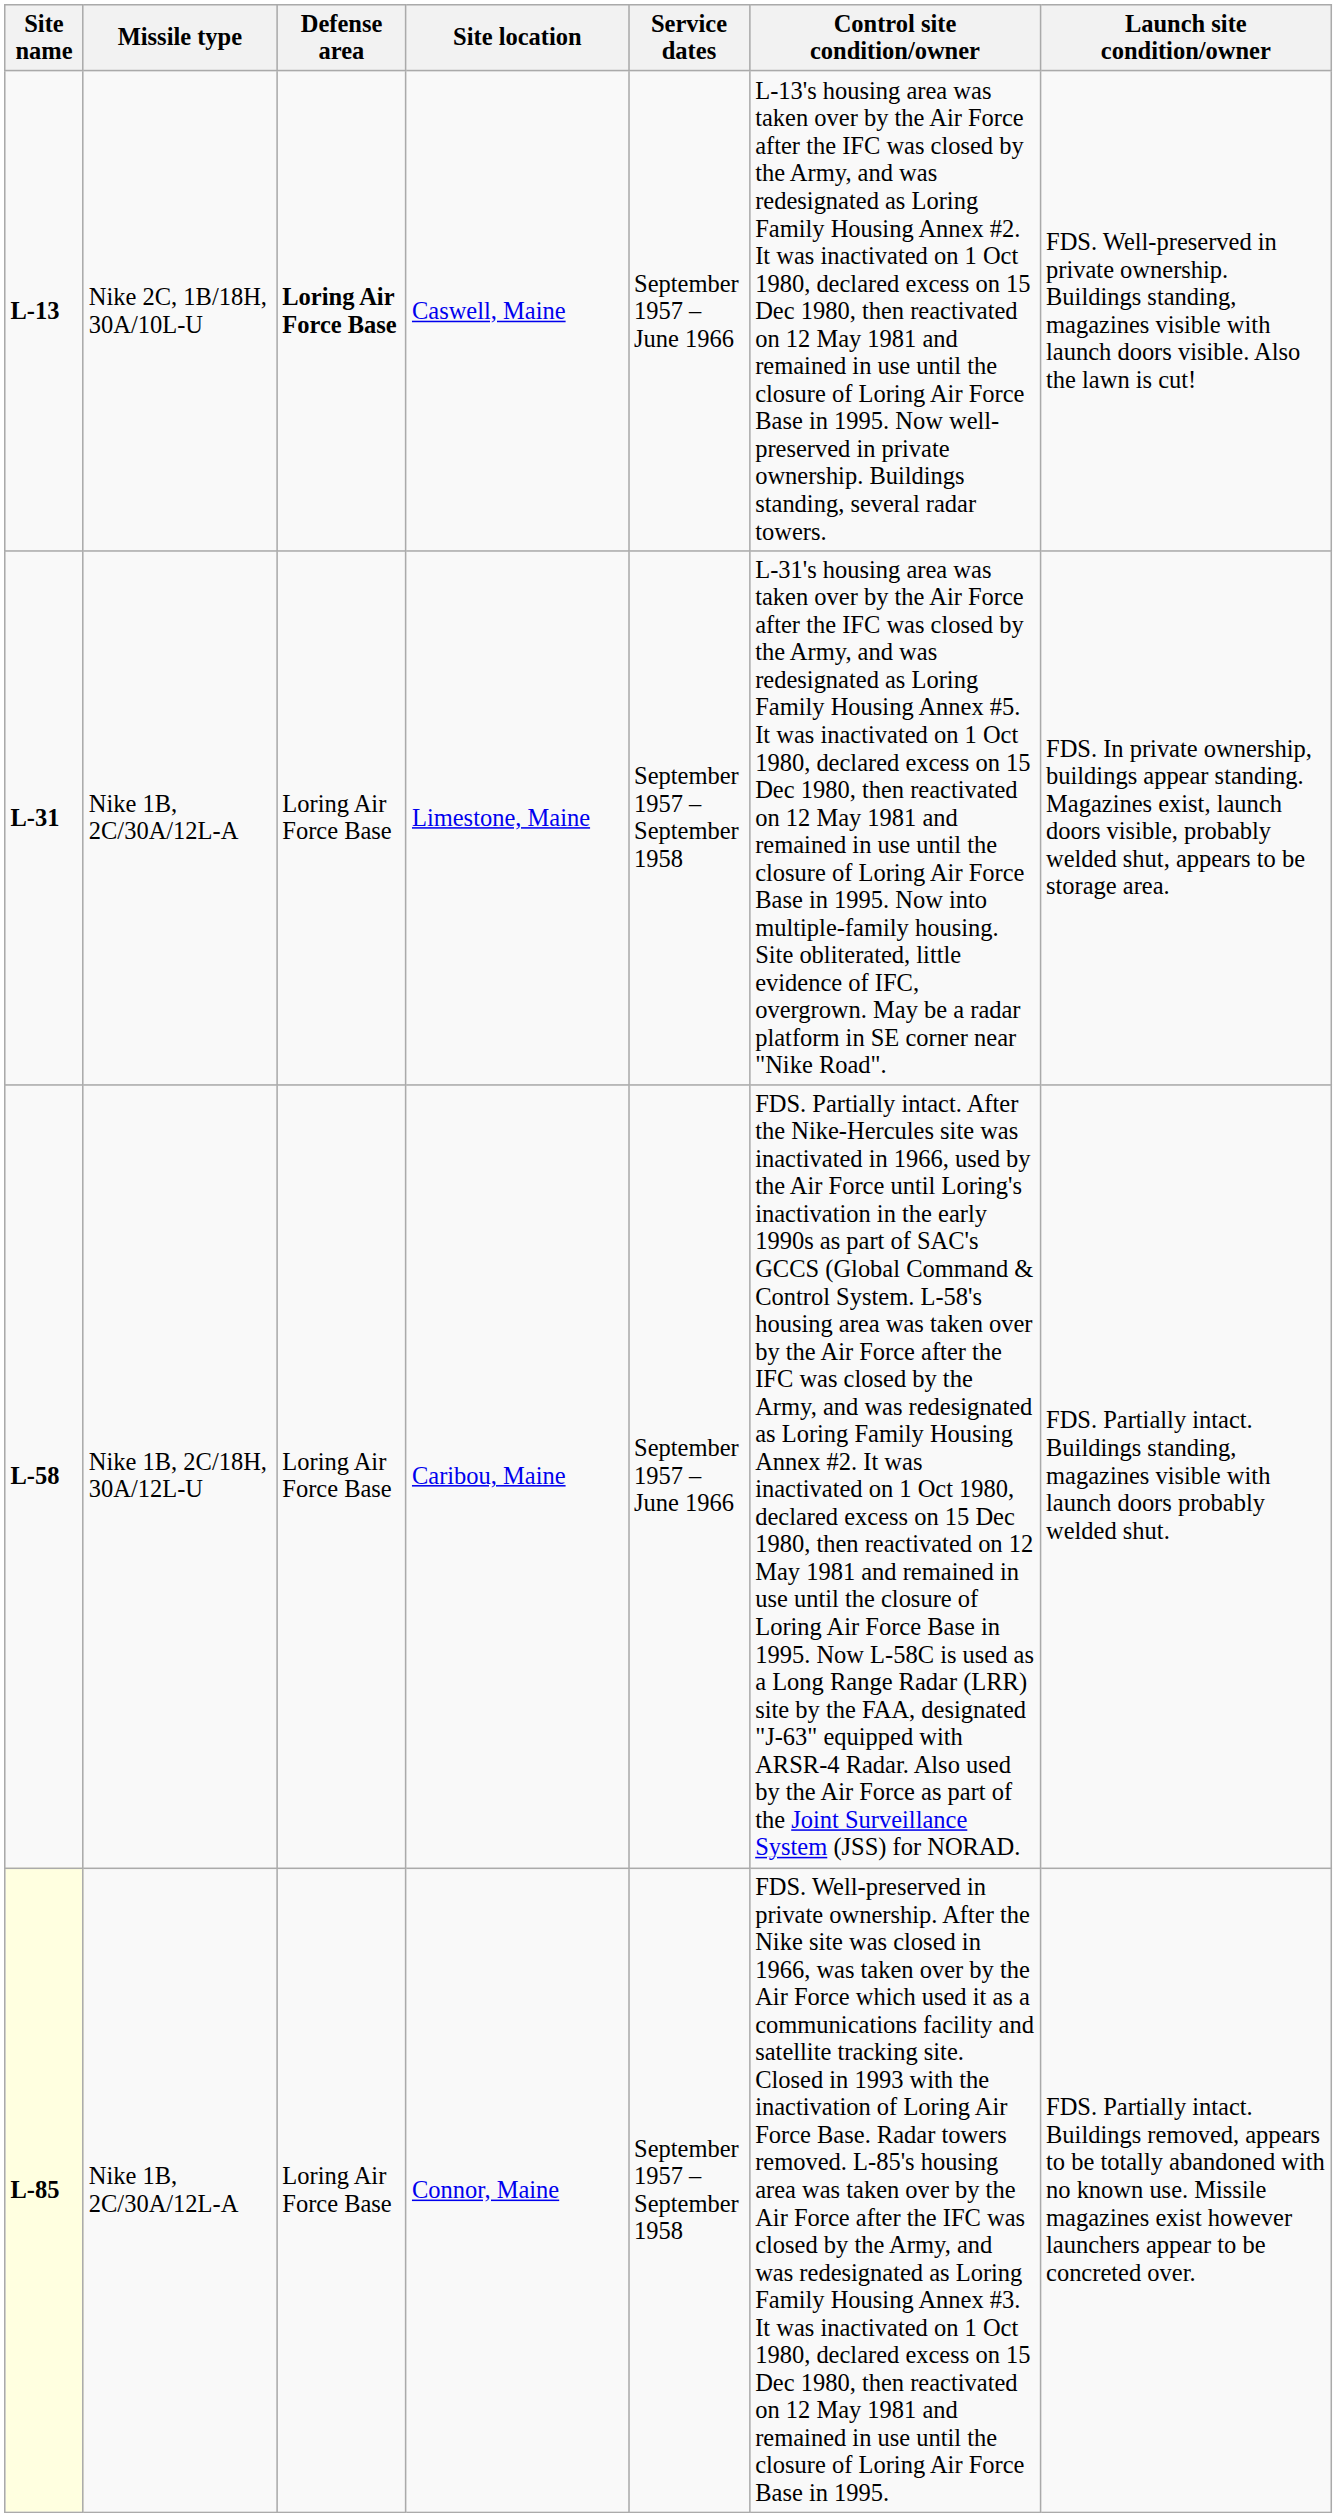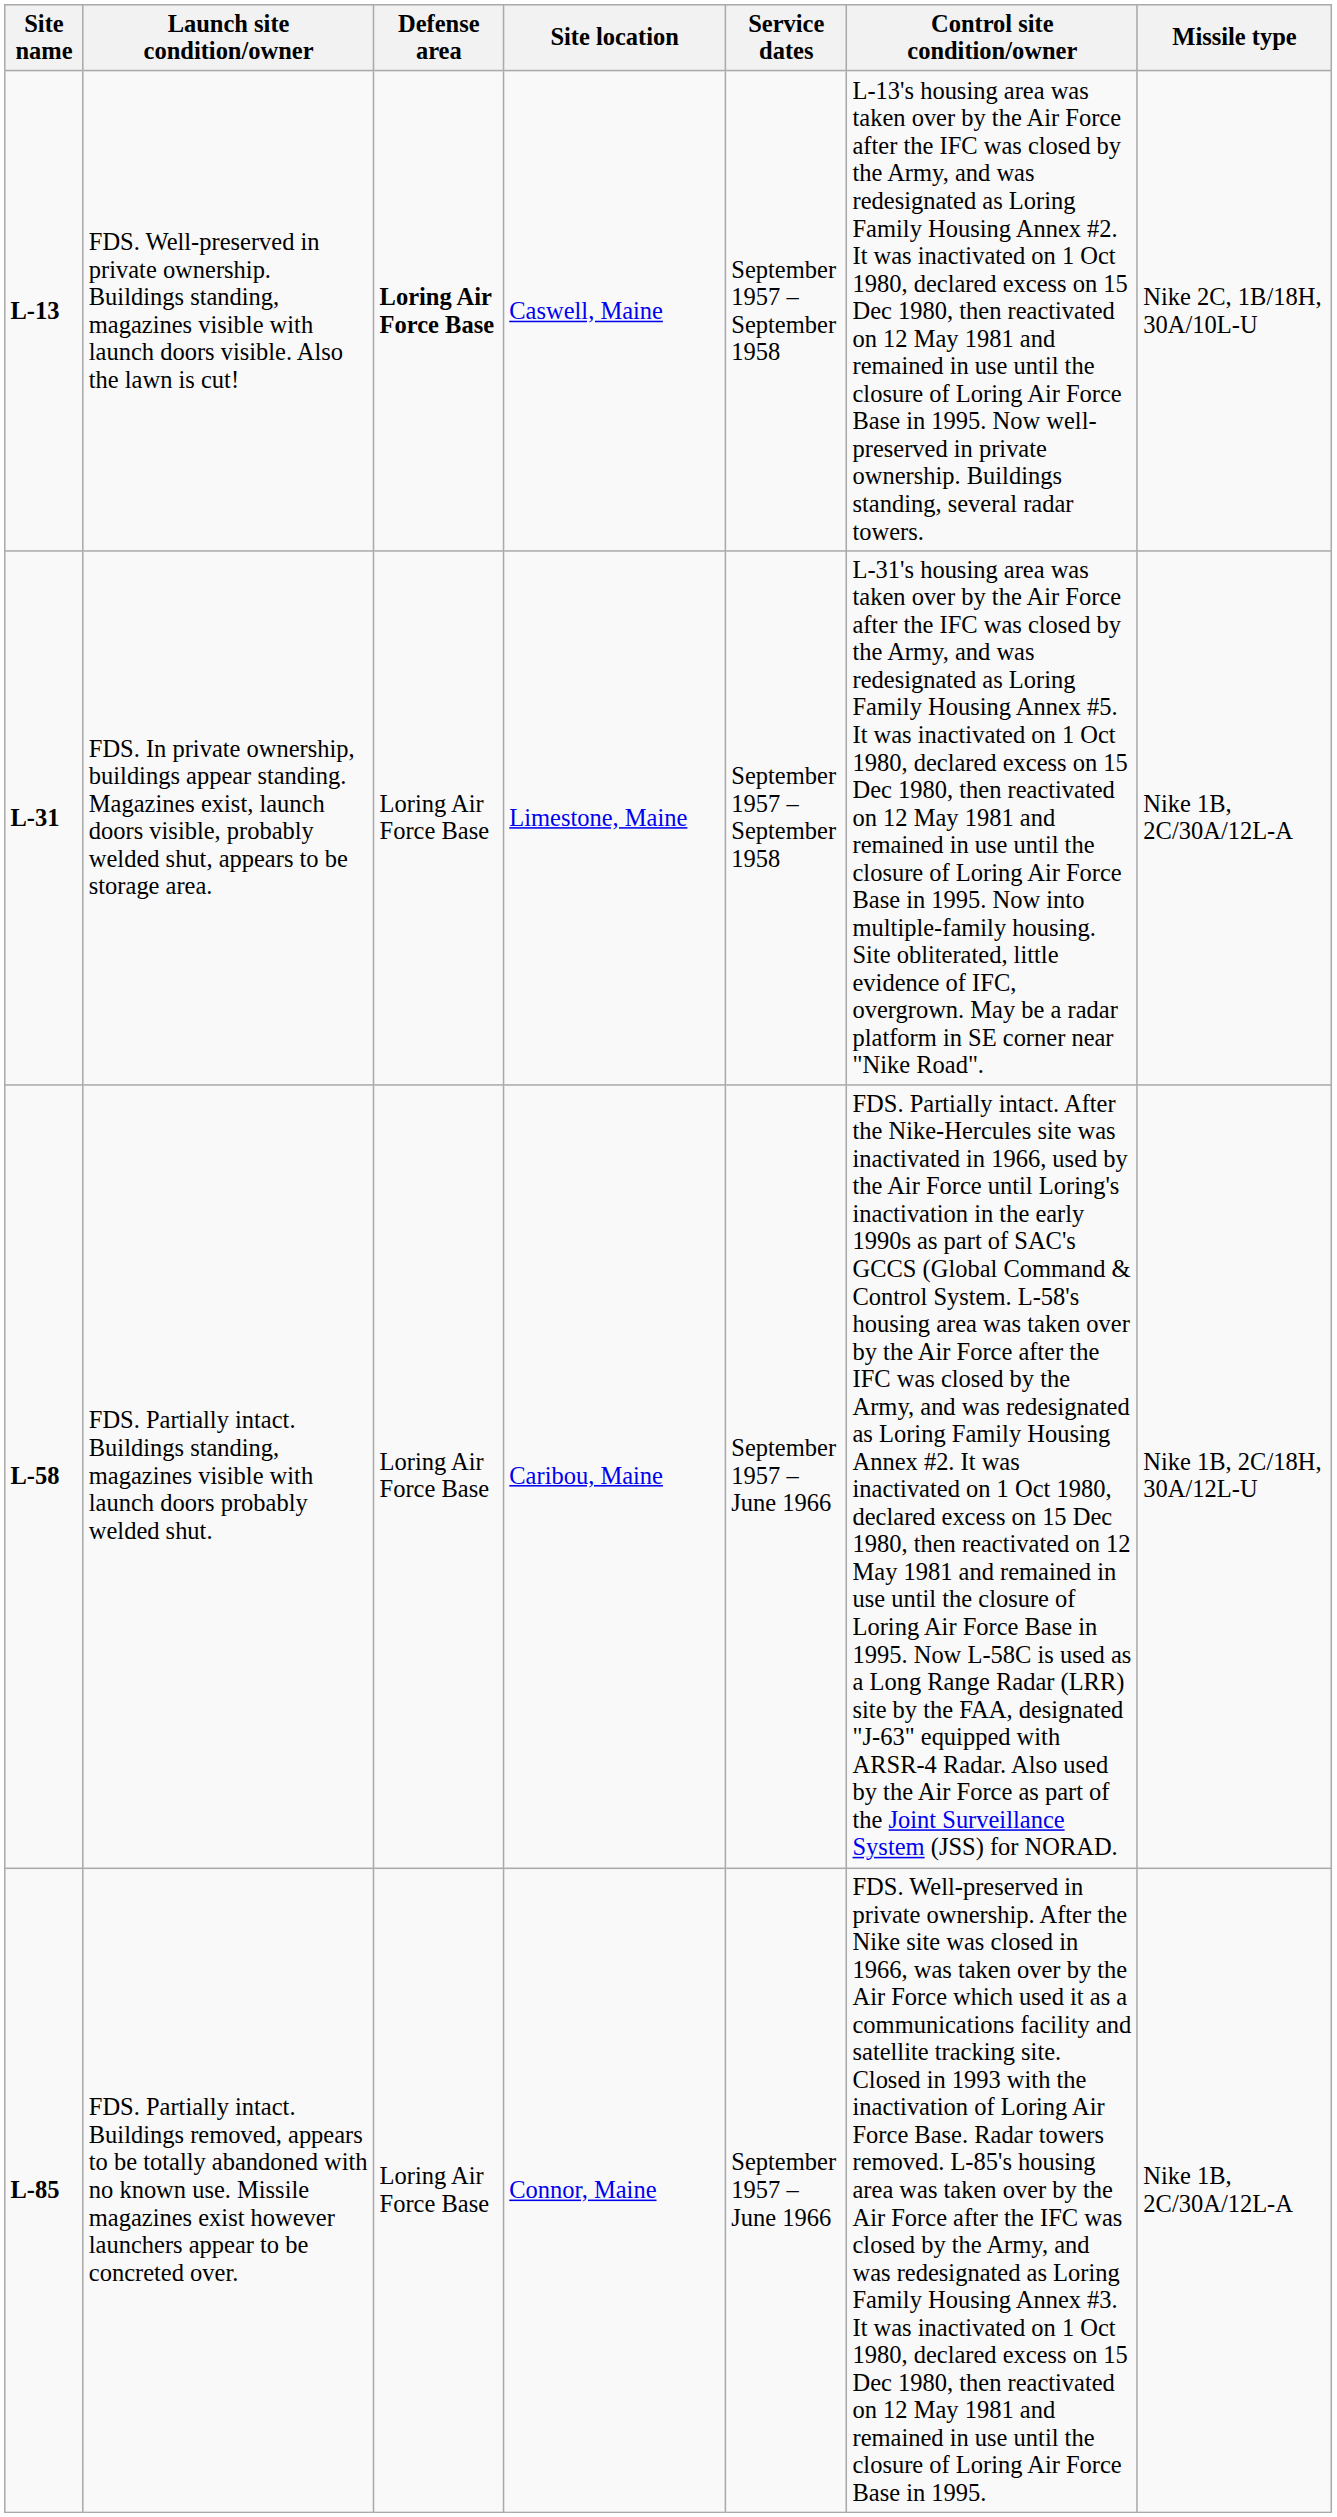columns swapped: (180, 37) <-> (1186, 37)
(686, 310) September 1957 – June 1966 -> (784, 310) September 1957 – September 1958
(35, 2189) lightyellow background -> (35, 2189) no background
(686, 2189) September 1957 – September 1958 -> (784, 2189) September 1957 – June 1966
